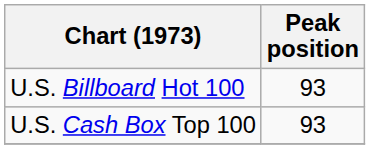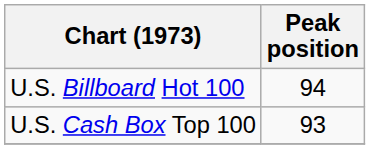(313, 87) 93 -> (313, 87) 94
